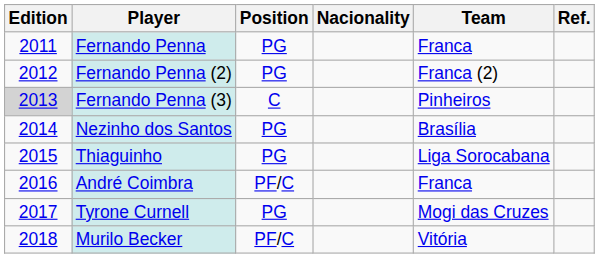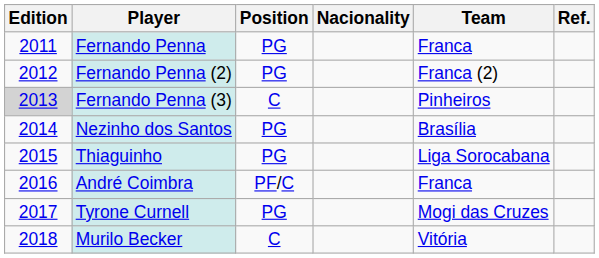(274, 239) PF/C -> (274, 239) C
